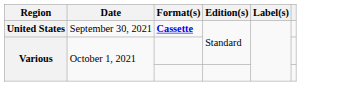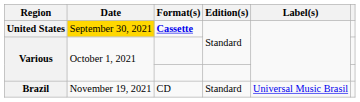(111, 28) no background -> (111, 28) gold background
+ row: (36, 89)
